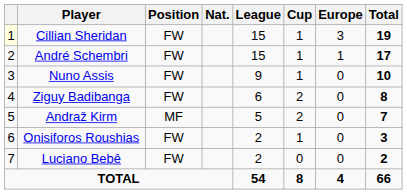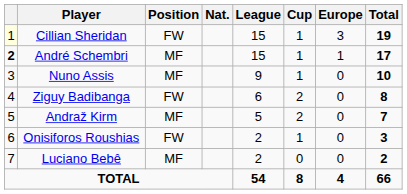(11, 55) normal -> (11, 55) bold
(174, 55) FW -> (174, 55) MF
(174, 76) FW -> (174, 76) MF
(174, 158) FW -> (174, 158) MF
